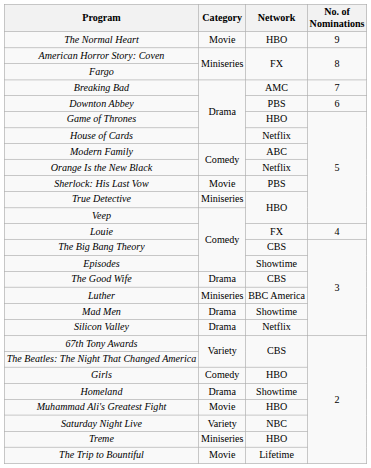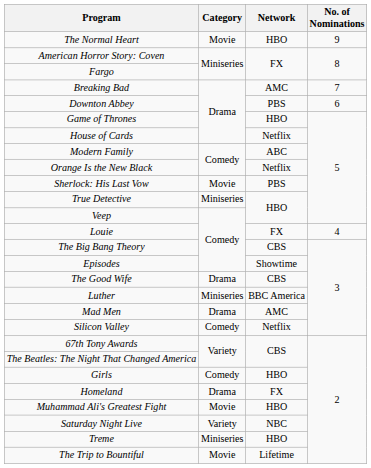(277, 311) Showtime -> (277, 311) AMC
(222, 327) Drama -> (222, 327) Comedy
(277, 391) Showtime -> (277, 391) FX
